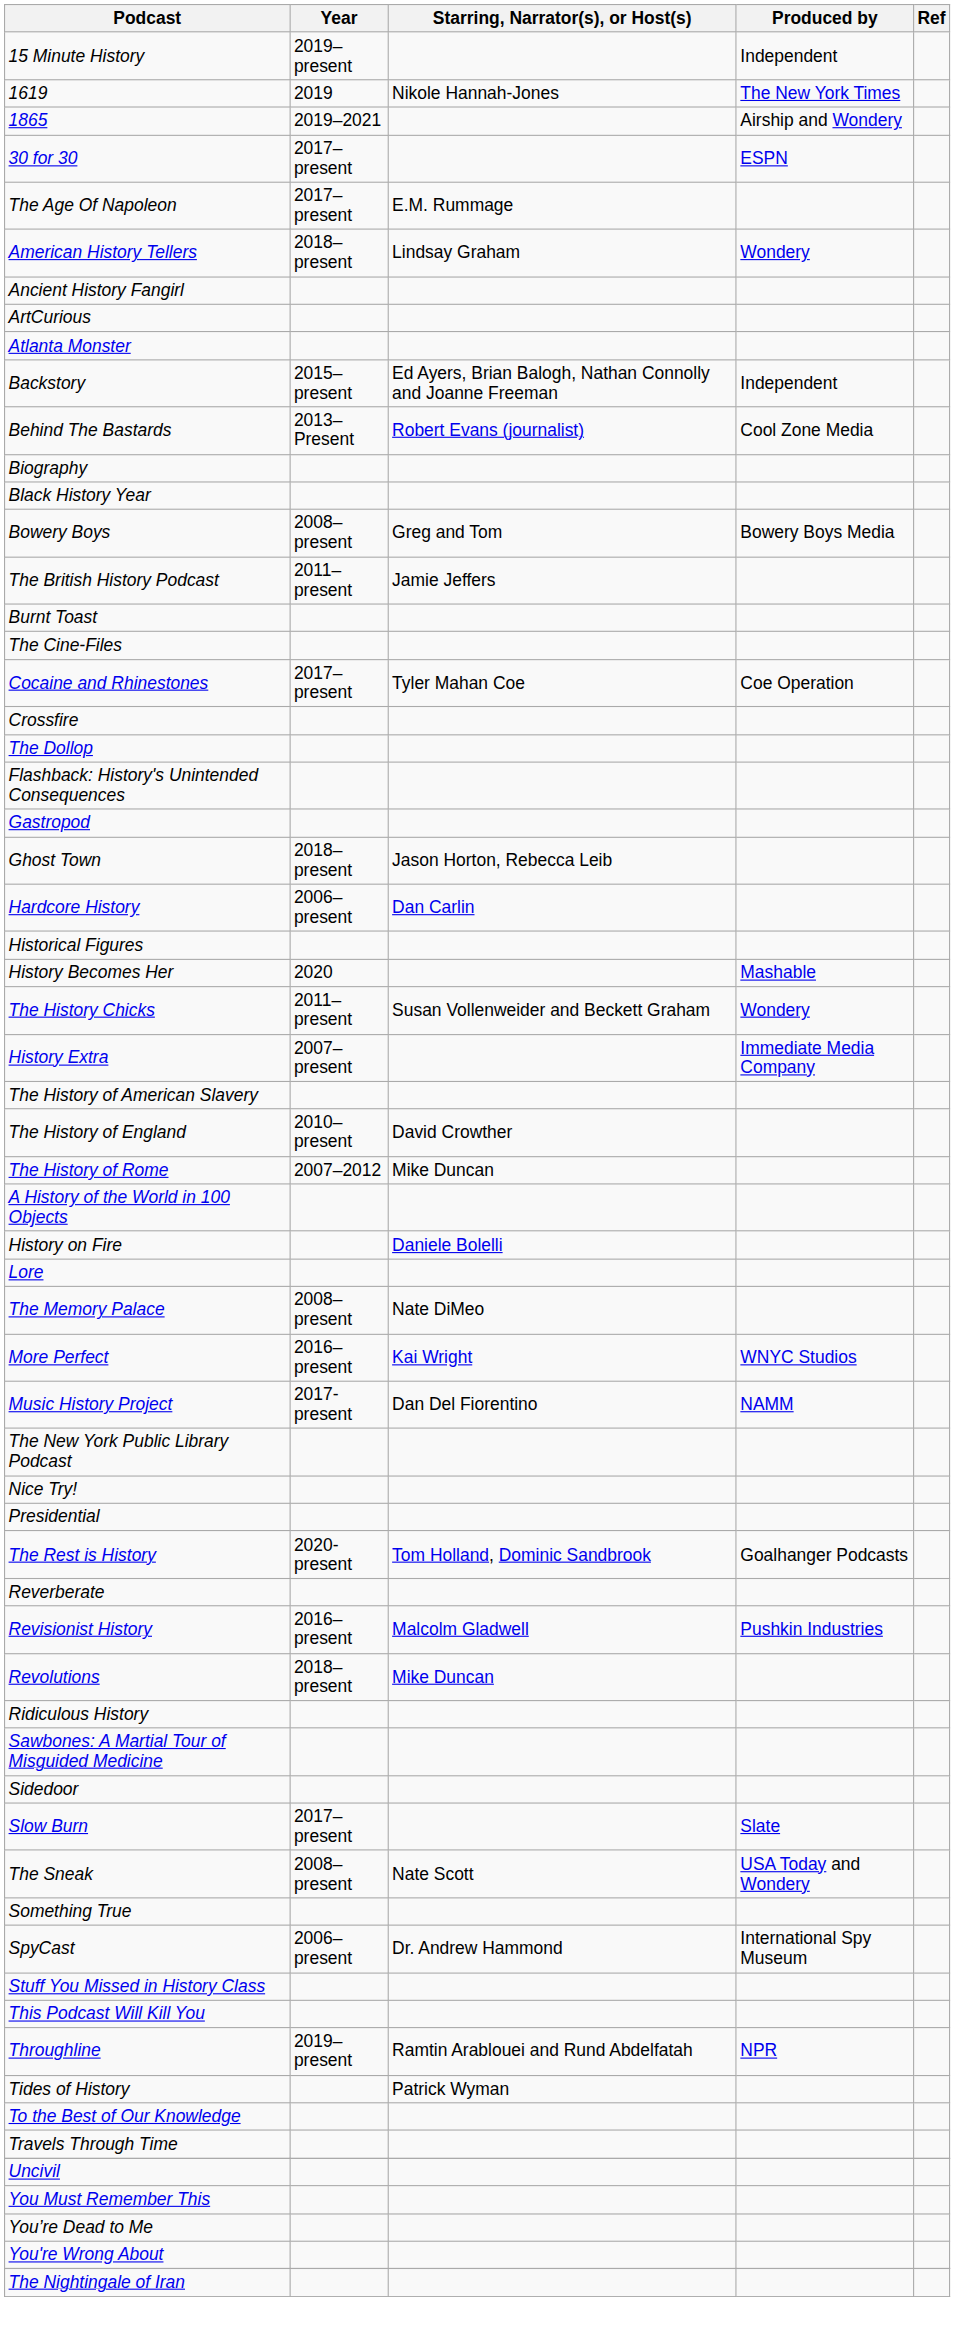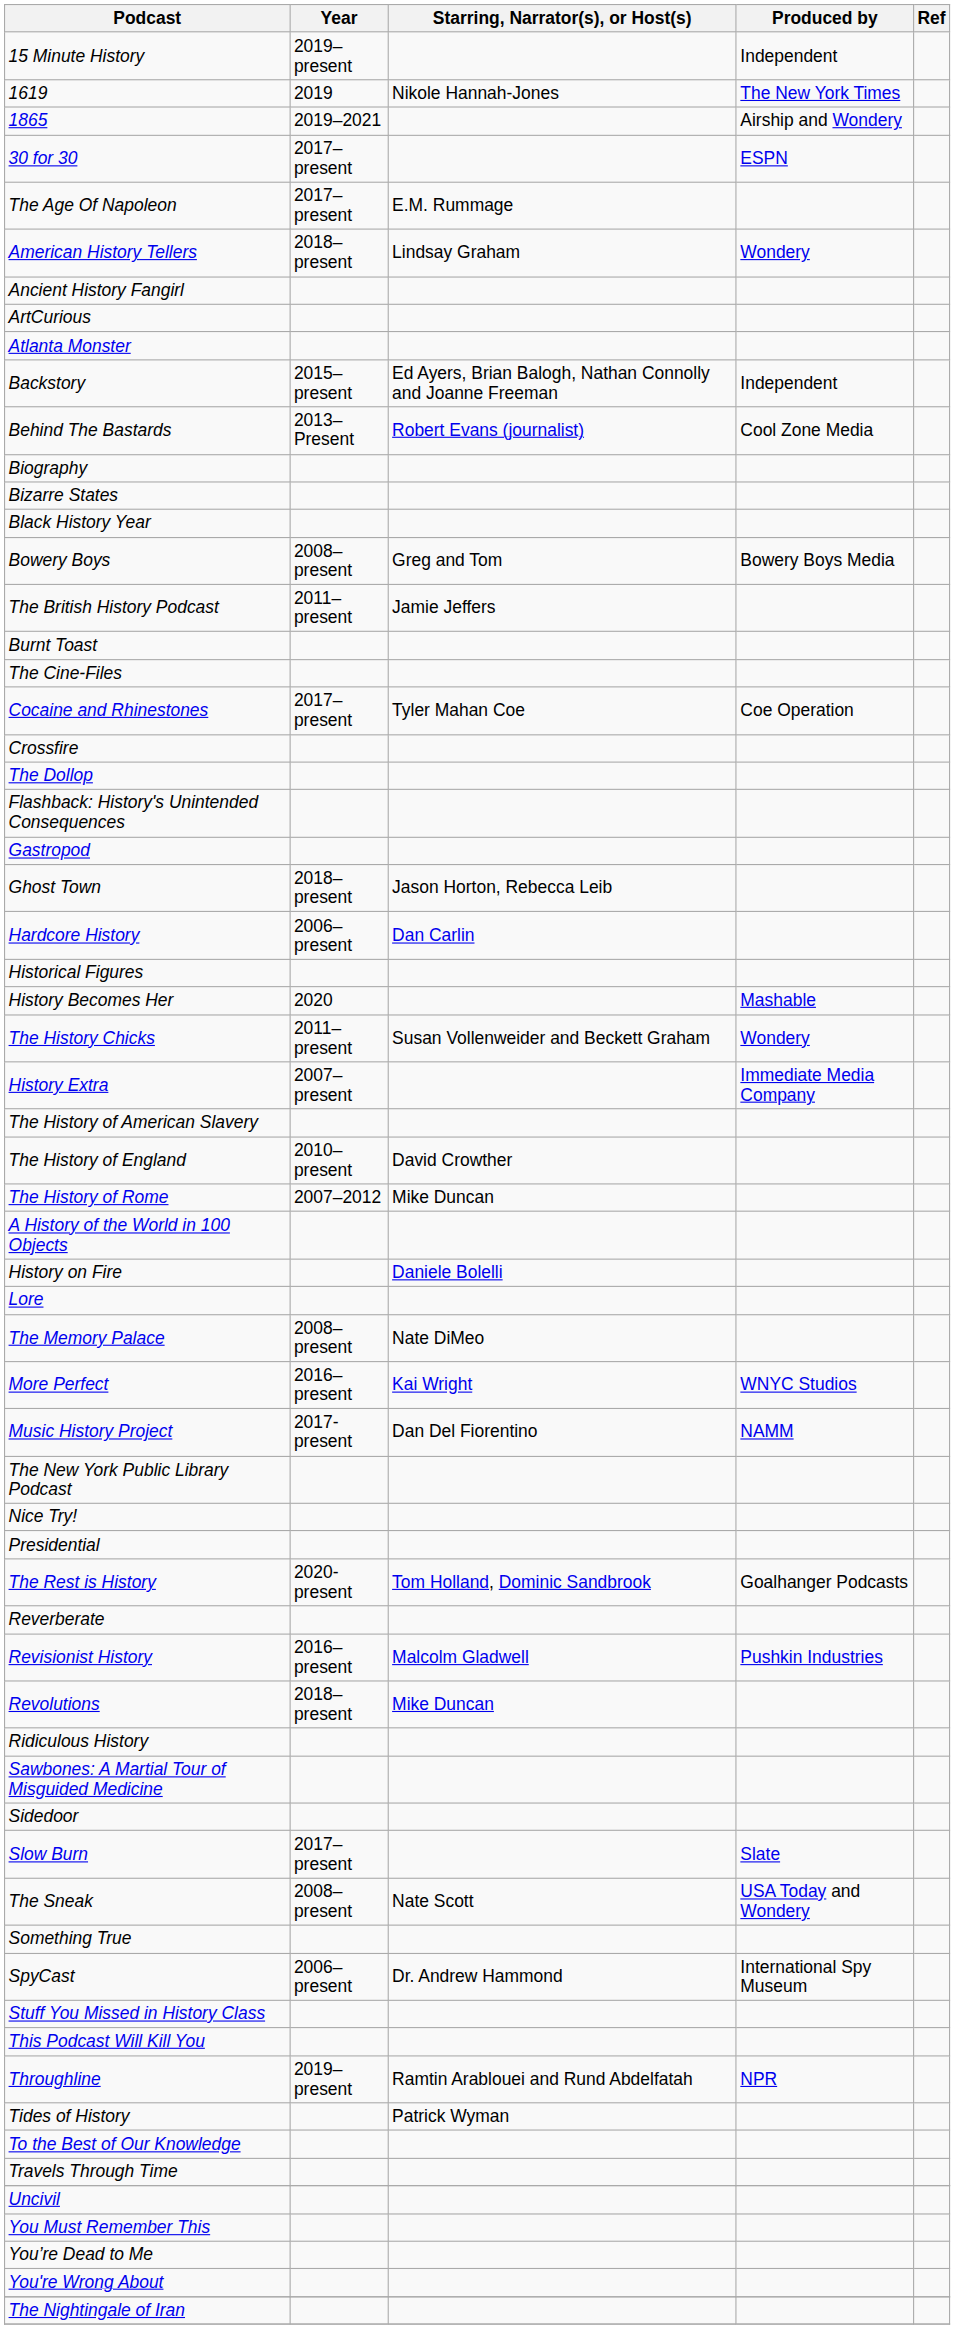+ row: (63, 495)
